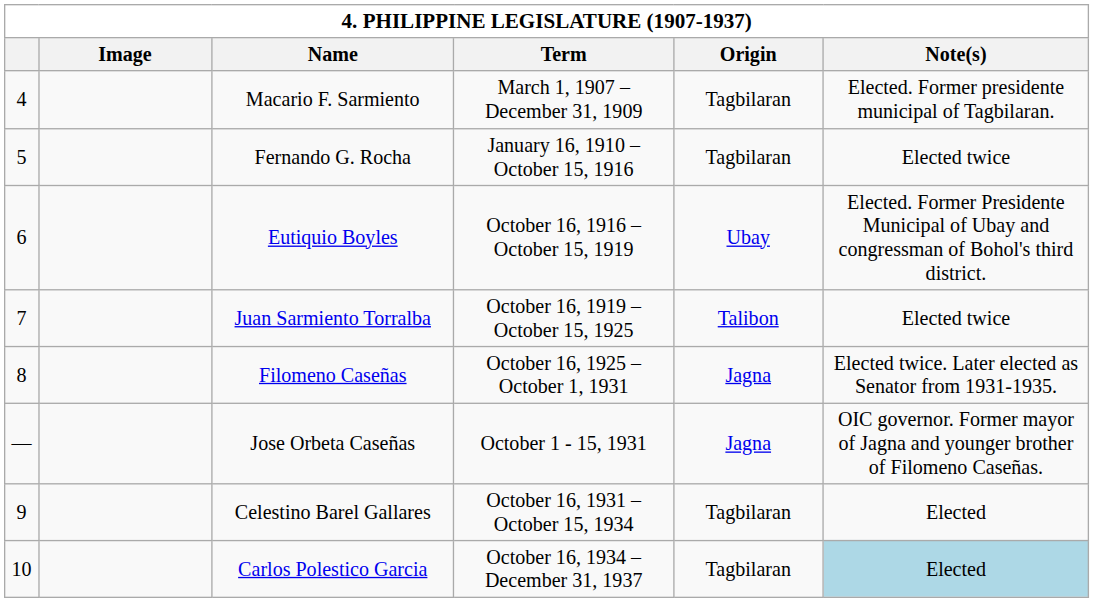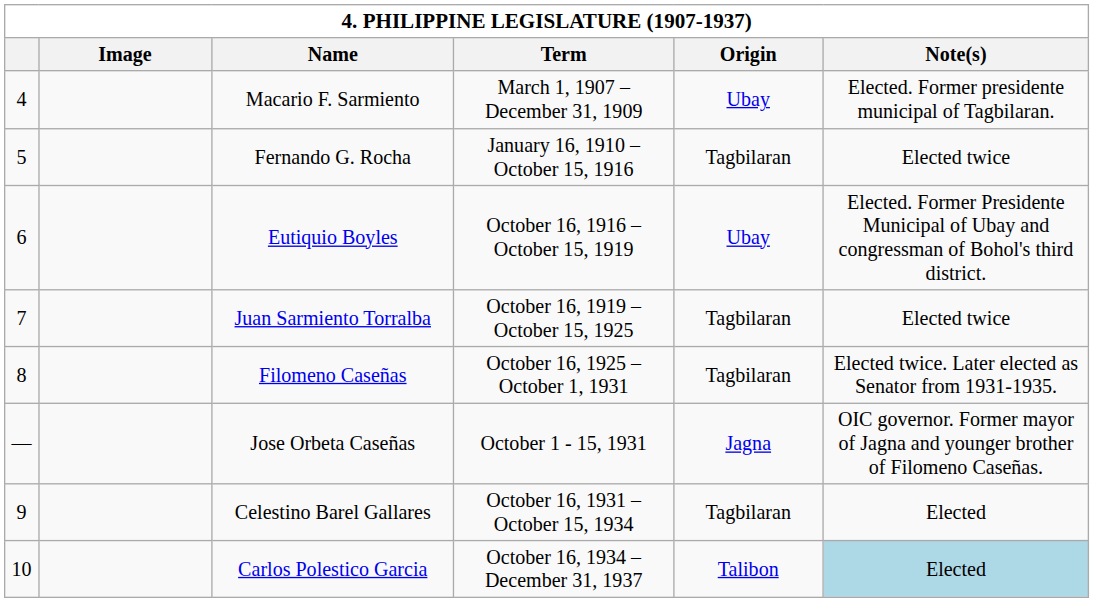(748, 99) Tagbilaran -> (748, 99) Ubay
(748, 317) Talibon -> (748, 317) Tagbilaran
(748, 374) Jagna -> (748, 374) Tagbilaran
(748, 568) Tagbilaran -> (748, 568) Talibon
